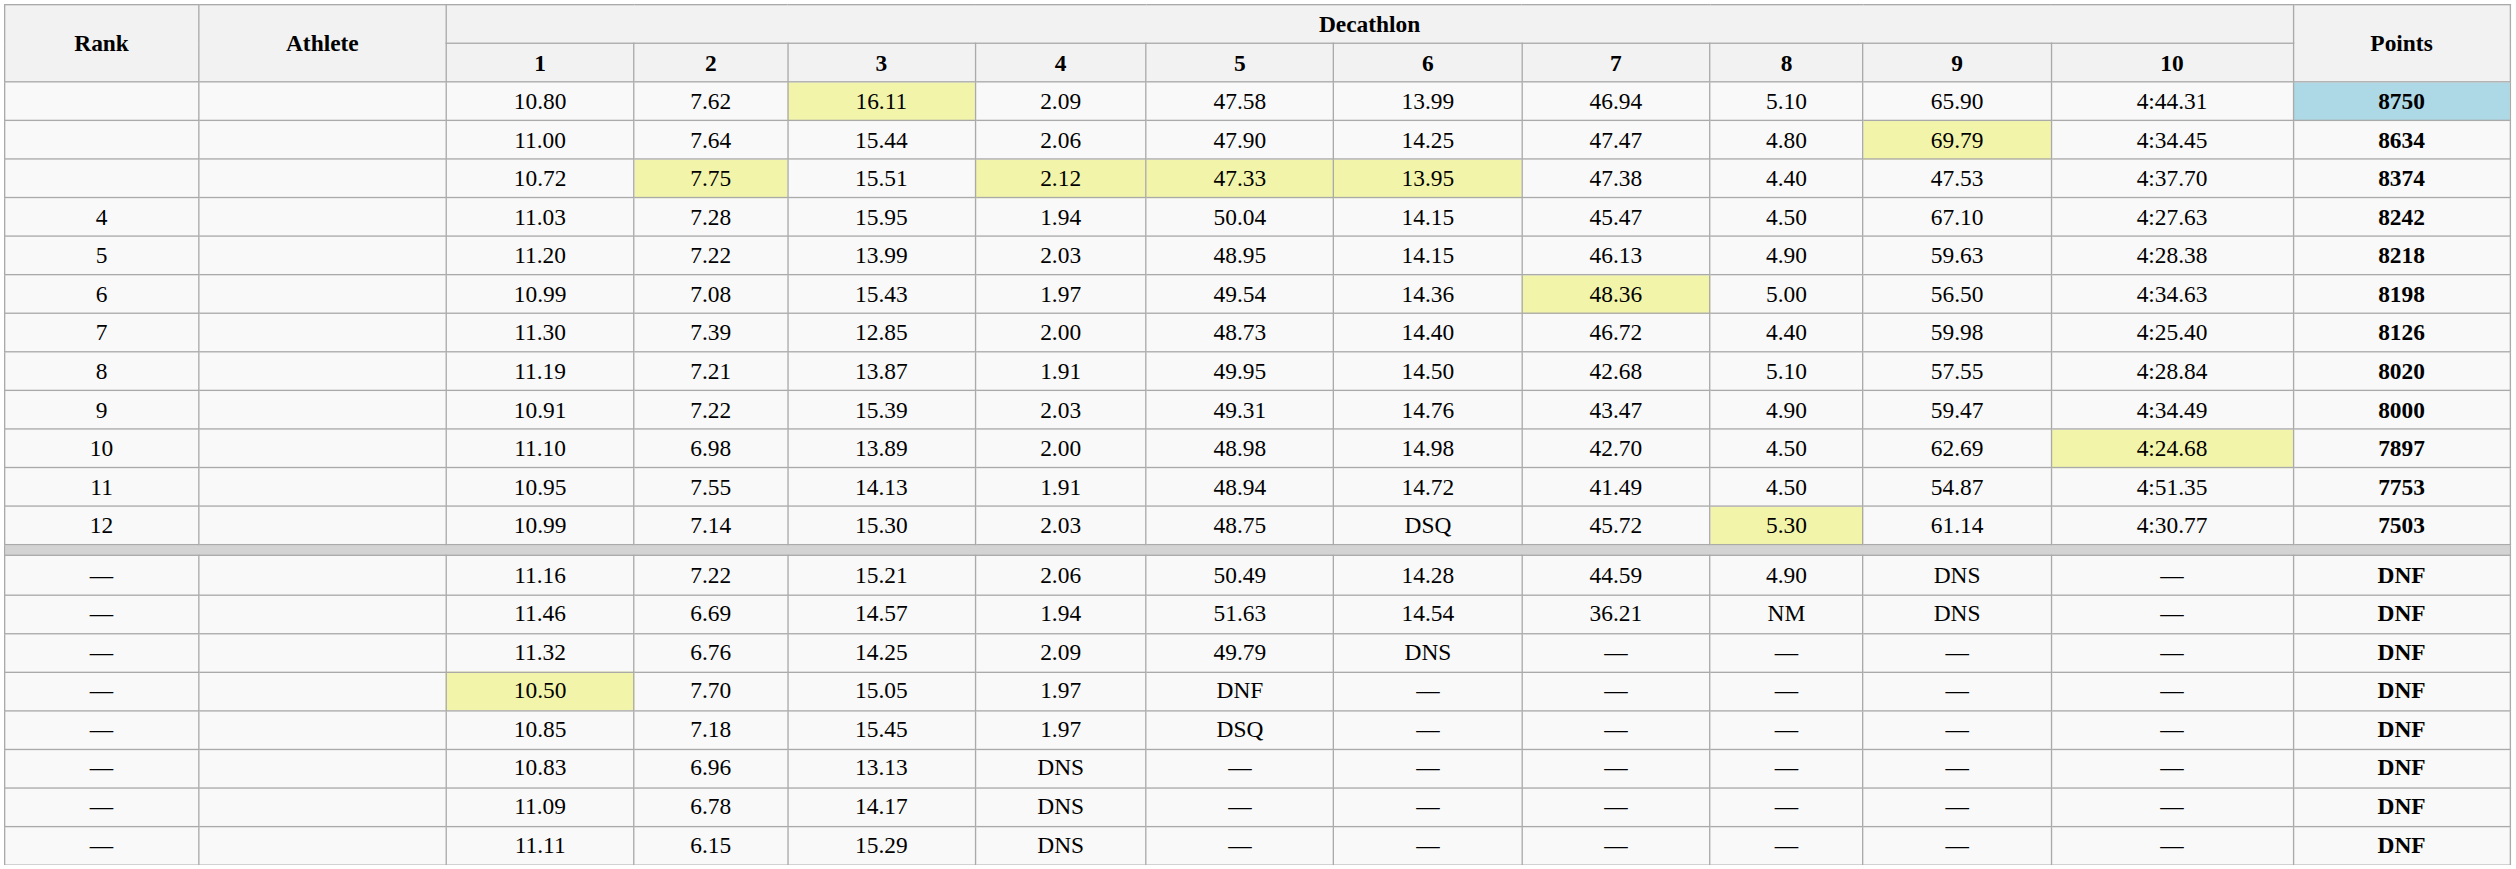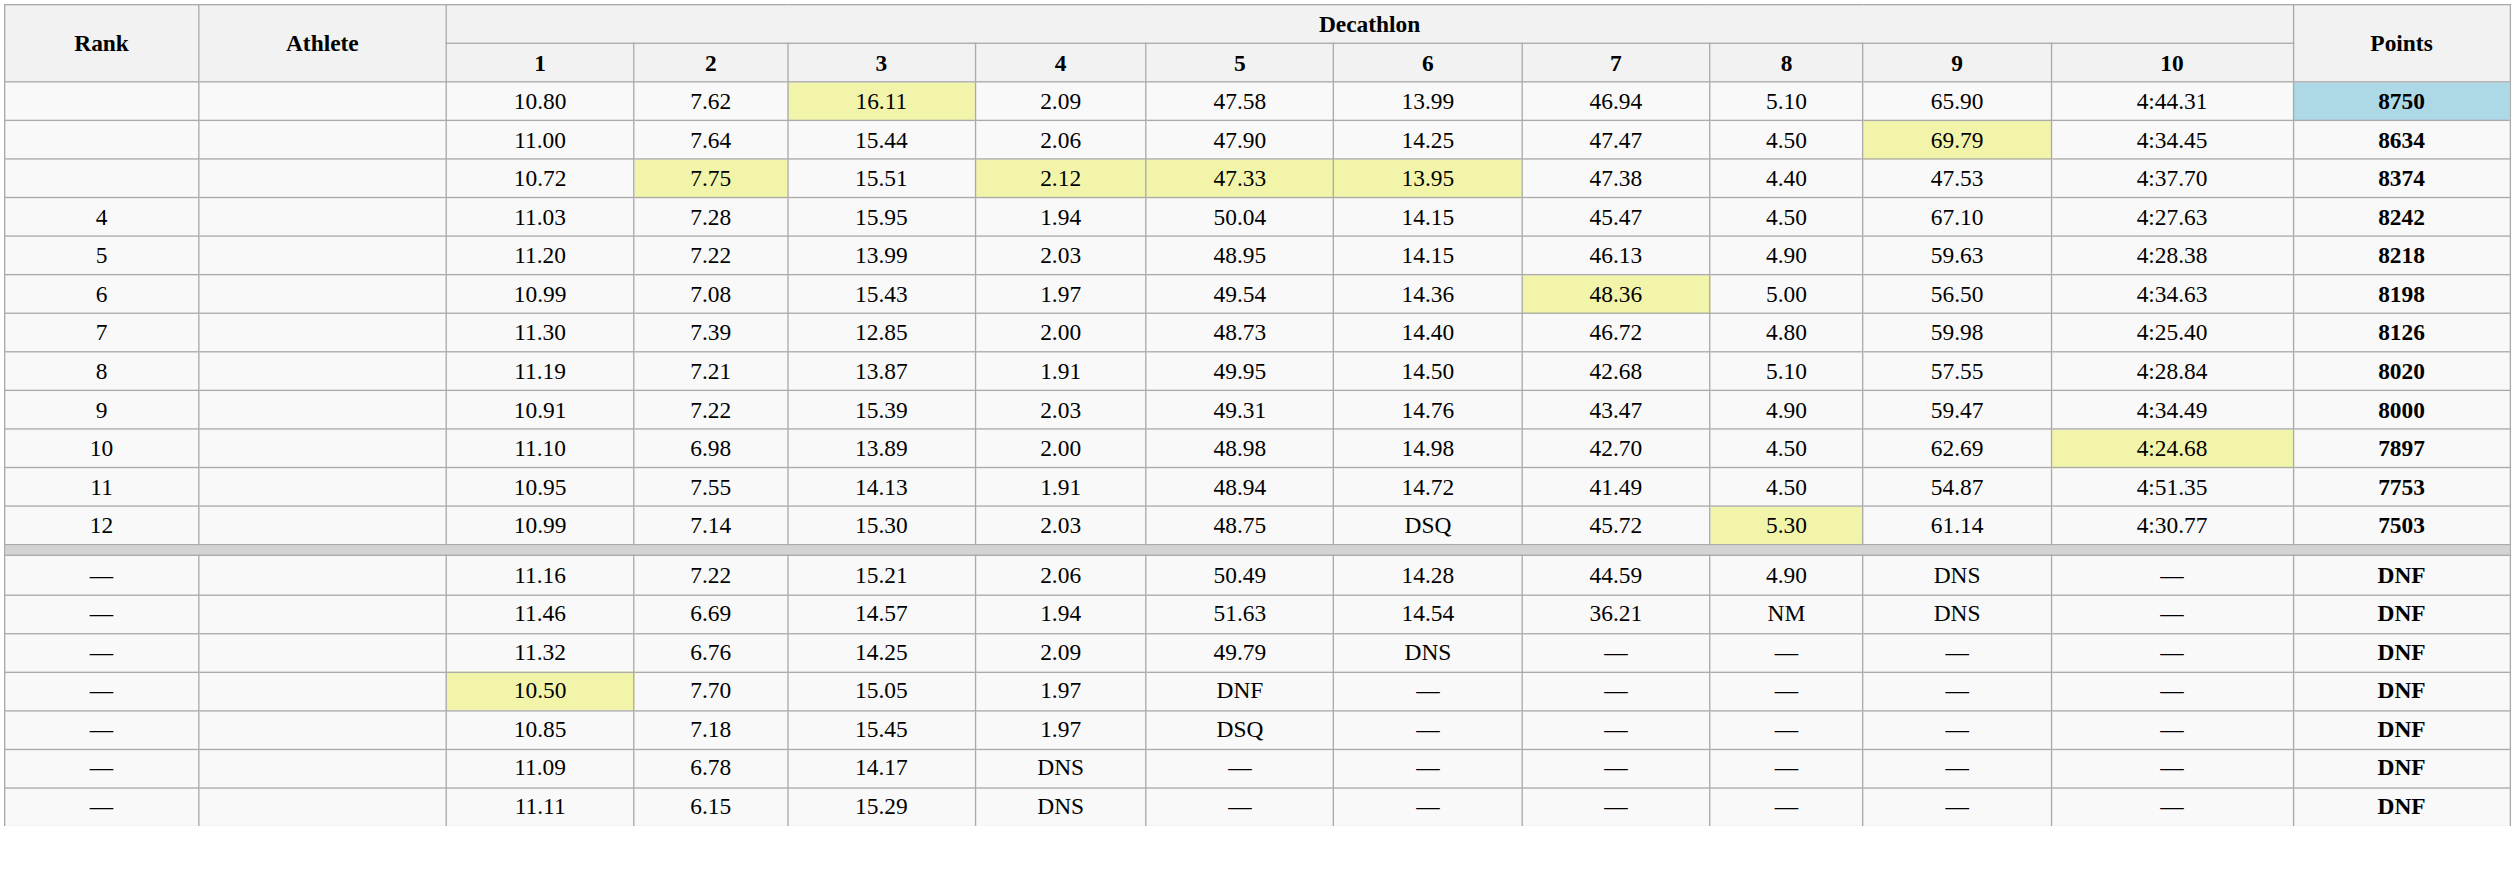(1786, 139) 4.80 -> (1786, 139) 4.50
(1786, 332) 4.40 -> (1786, 332) 4.80
- row: (540, 767)
